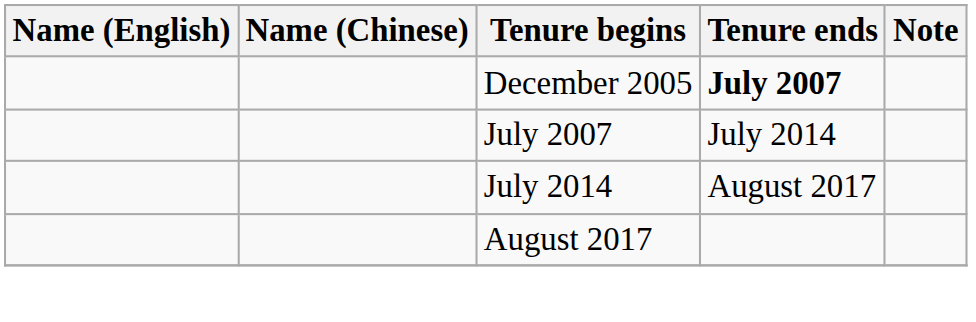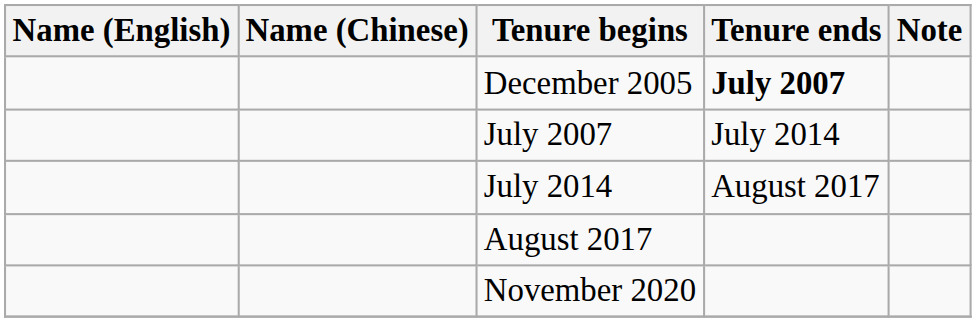+ row: (590, 290)
